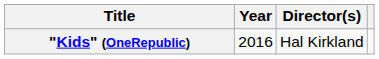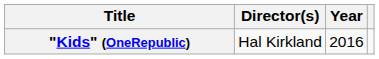columns swapped: (256, 16) <-> (322, 16)
